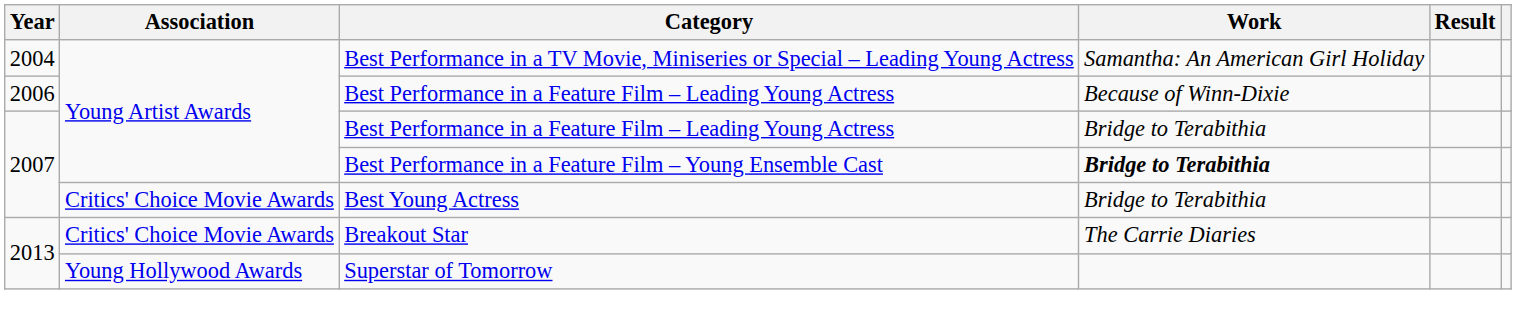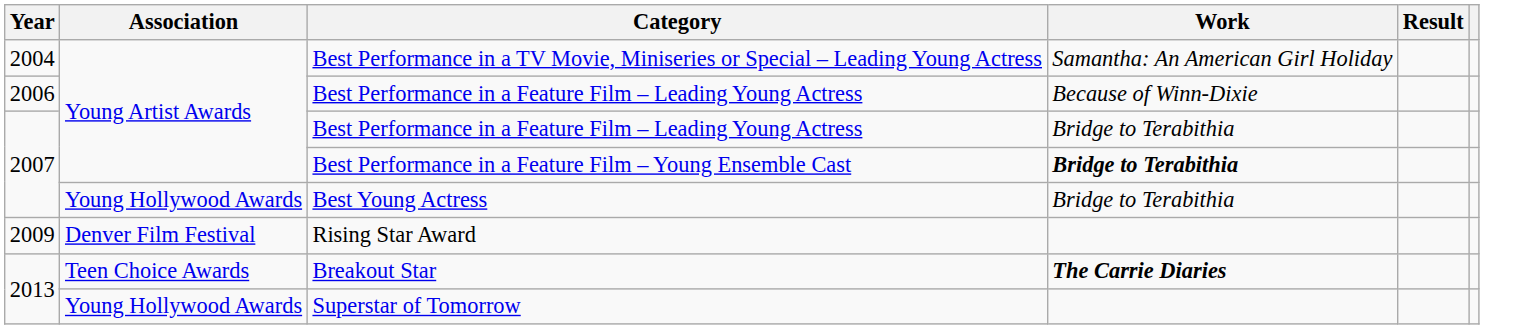(199, 199) Critics' Choice Movie Awards -> (184, 199) Young Hollywood Awards
+ row: (32, 235)
(199, 235) Critics' Choice Movie Awards -> (157, 270) Teen Choice Awards
(1170, 235) normal -> (1139, 270) bold
